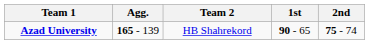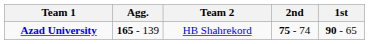columns swapped: (295, 13) <-> (341, 13)
